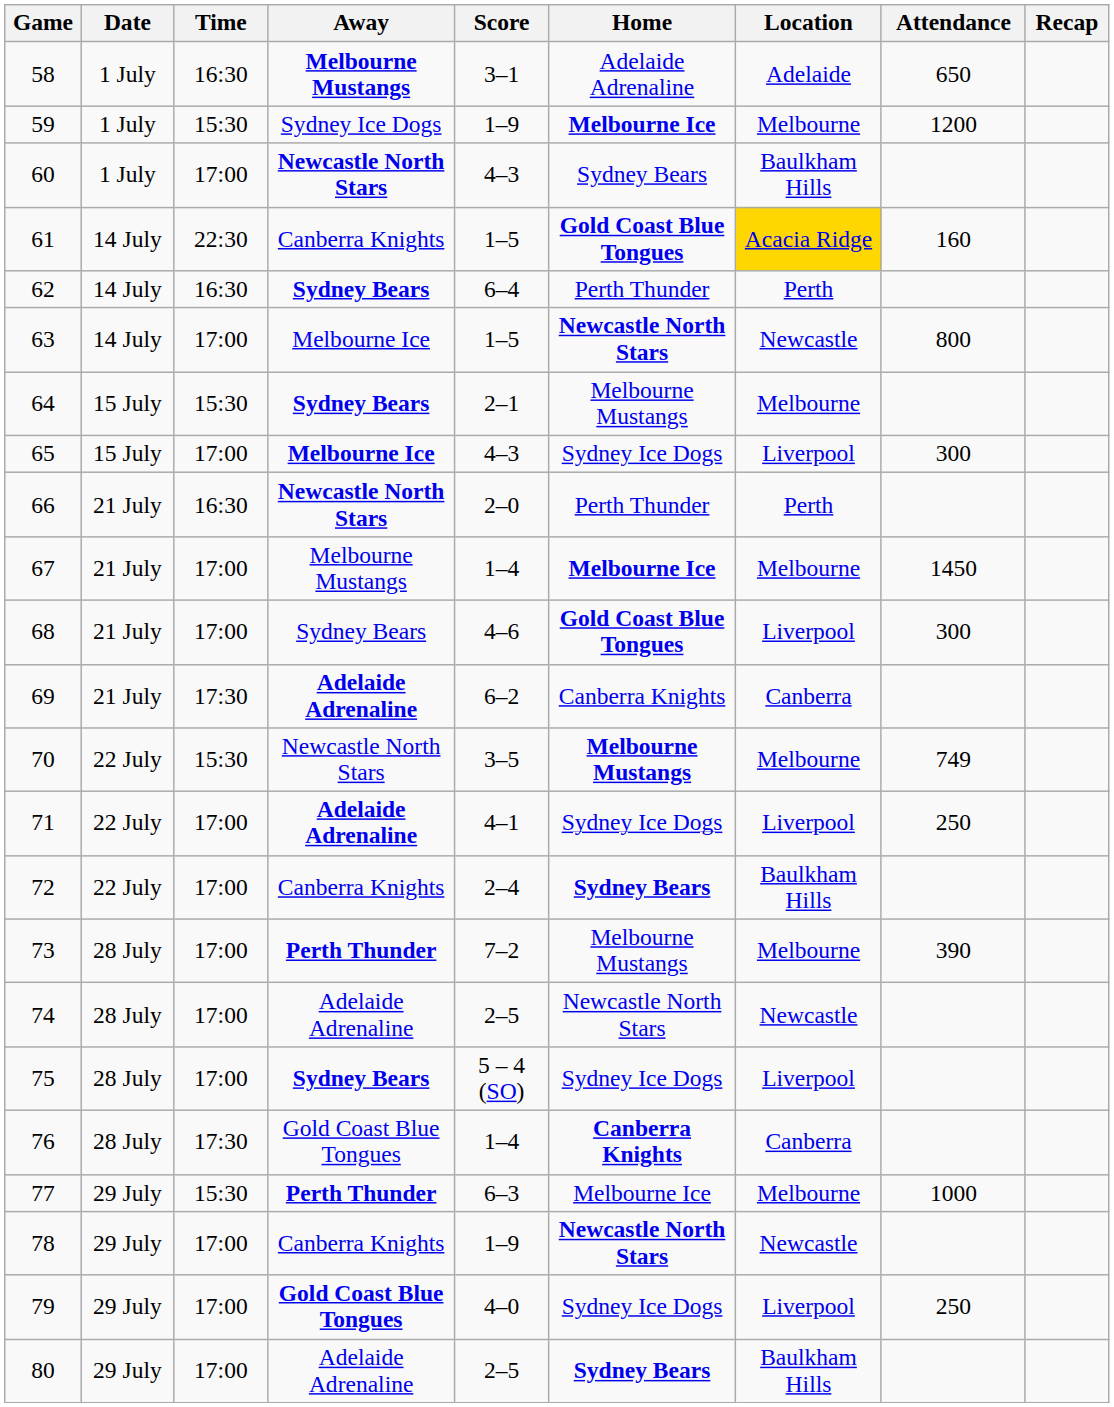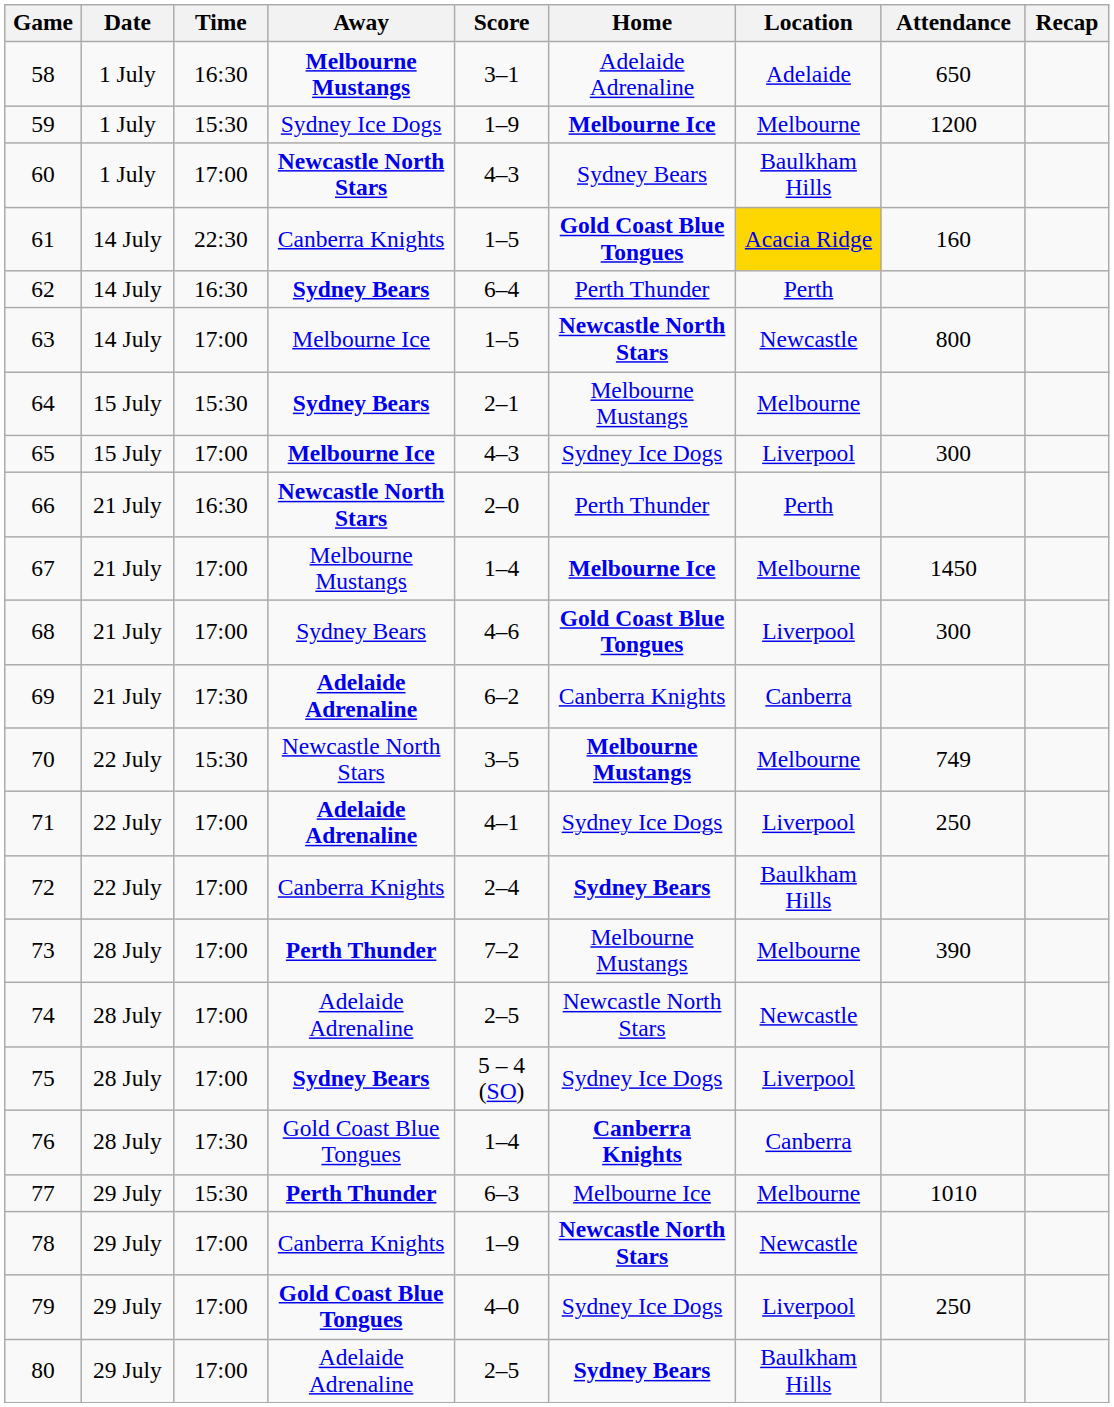(953, 1192) 1000 -> (953, 1192) 1010
